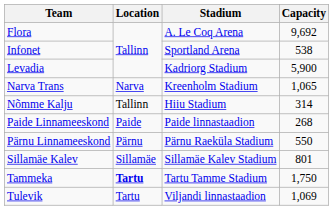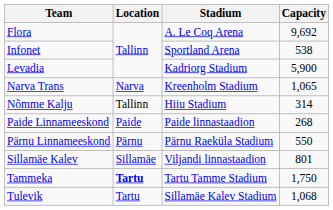(220, 159) Sillamäe Kalev Stadium -> (215, 159) Viljandi linnastaadion
(215, 196) Viljandi linnastaadion -> (220, 196) Sillamäe Kalev Stadium
(304, 196) 1,069 -> (304, 196) 1,068
